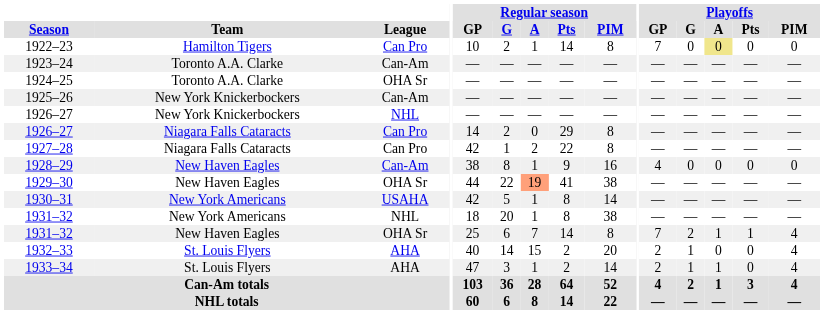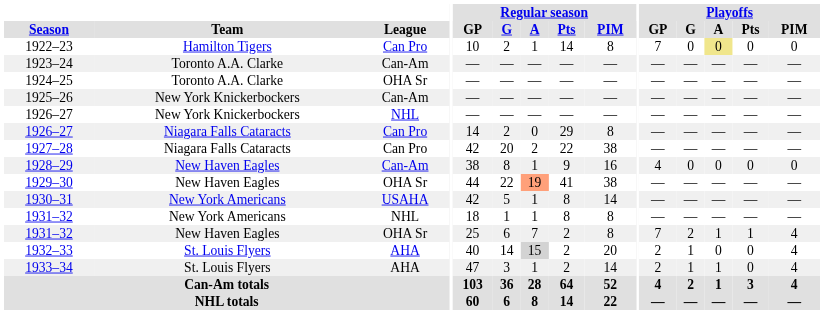(507, 148) 1 -> (507, 148) 20
(610, 148) 8 -> (610, 148) 38
(507, 216) 20 -> (507, 216) 1
(610, 216) 38 -> (610, 216) 8
(567, 233) 14 -> (567, 233) 2
(535, 250) no background -> (535, 250) lightgrey background
